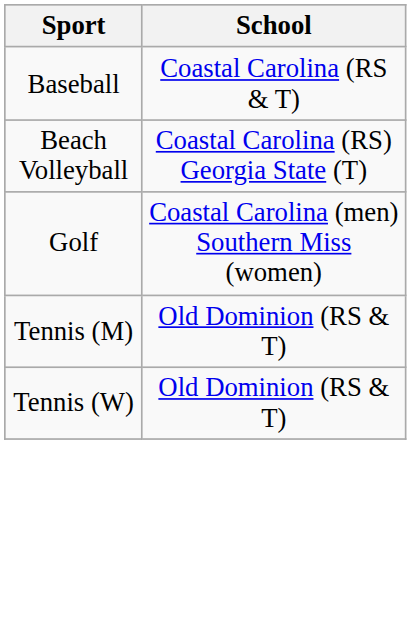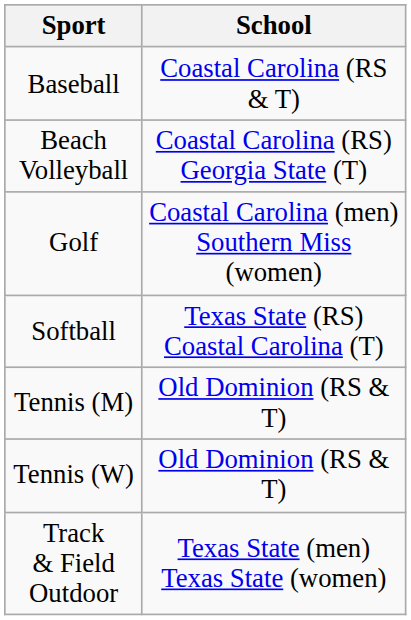+ row: (74, 330)
+ row: (74, 562)
